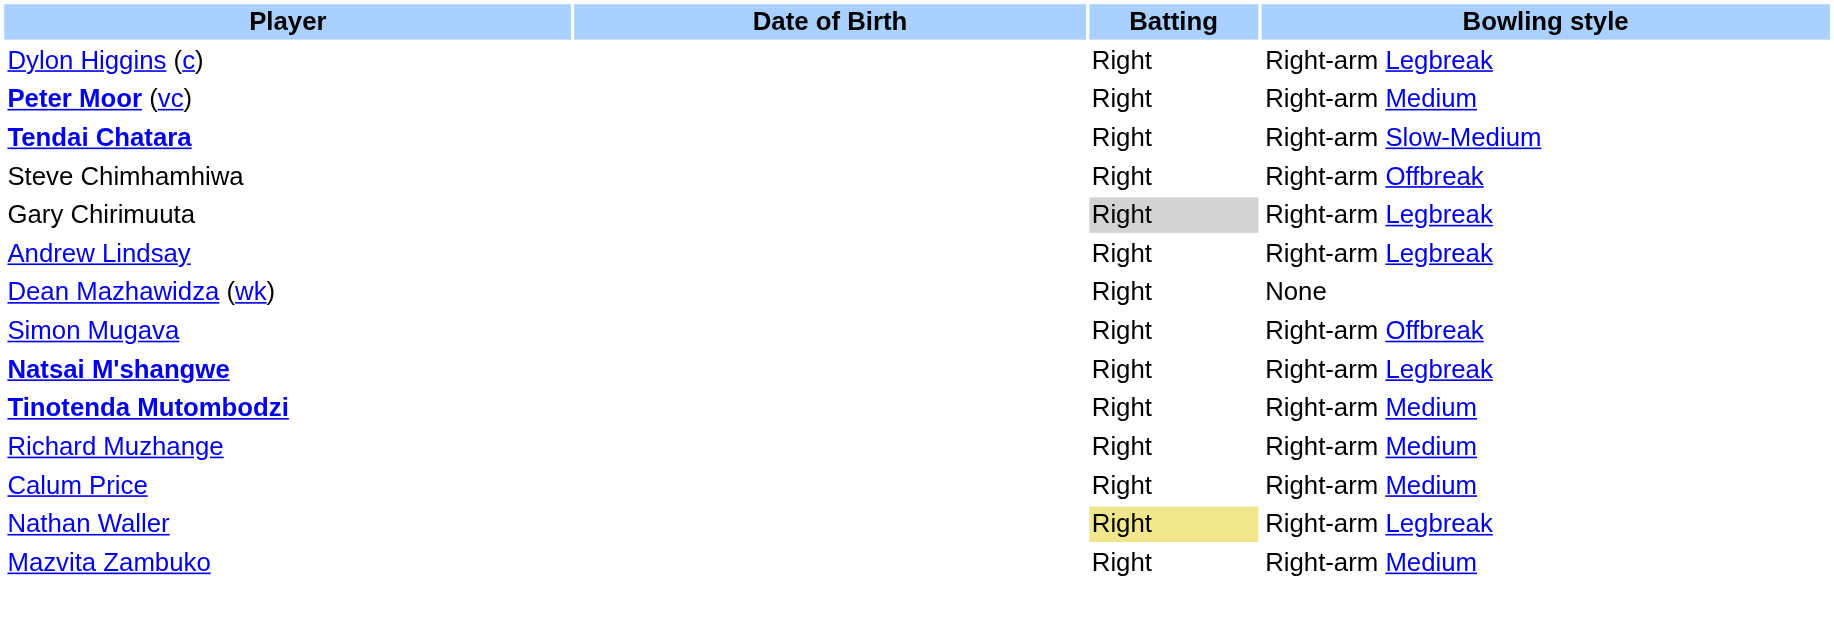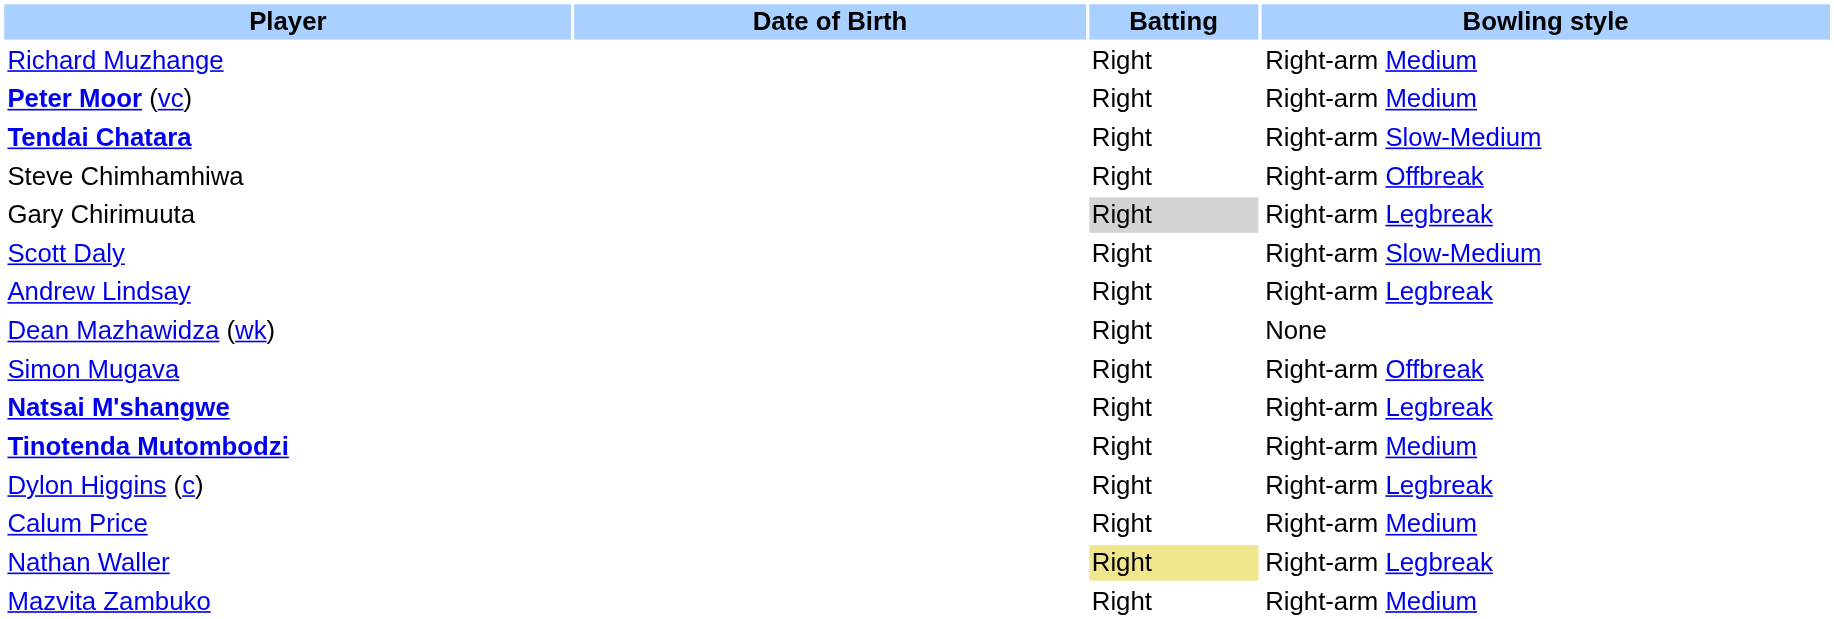rows swapped: (106, 60) <-> (116, 446)
+ row: (66, 253)
